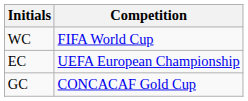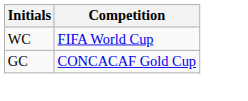- row: (17, 61)
